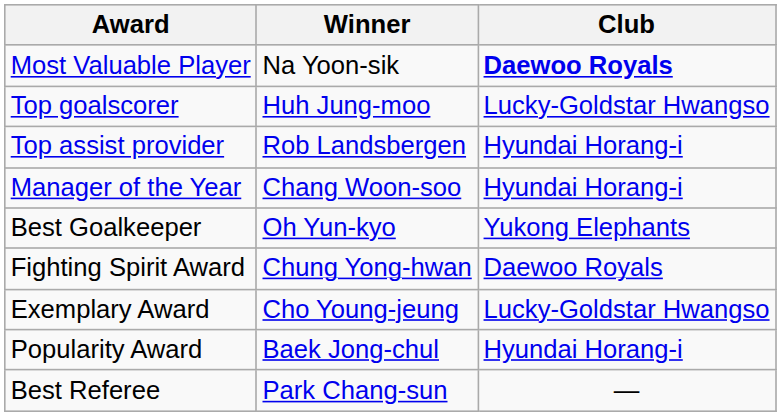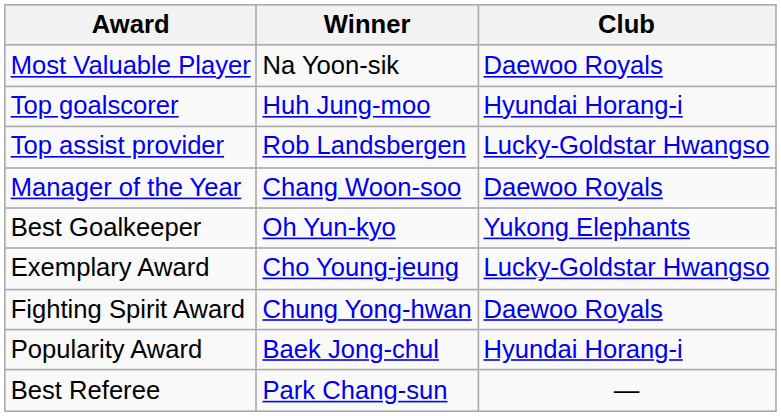(578, 65) bold -> (573, 65) normal
(627, 106) Lucky-Goldstar Hwangso -> (583, 106) Hyundai Horang-i
(583, 146) Hyundai Horang-i -> (627, 146) Lucky-Goldstar Hwangso
(583, 187) Hyundai Horang-i -> (573, 187) Daewoo Royals
rows swapped: (110, 308) <-> (128, 268)
